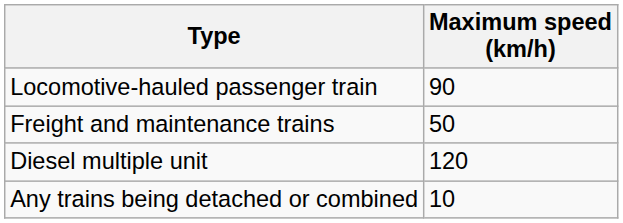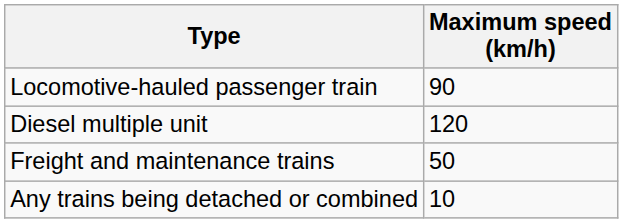rows swapped: (109, 161) <-> (172, 124)
